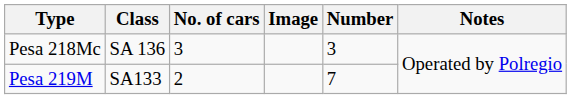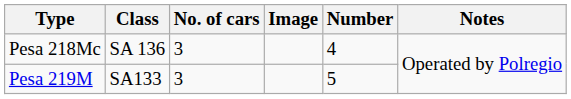(331, 49) 3 -> (331, 49) 4
(179, 78) 2 -> (179, 78) 3
(331, 78) 7 -> (331, 78) 5
